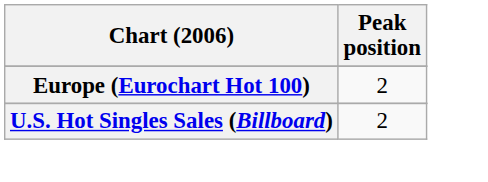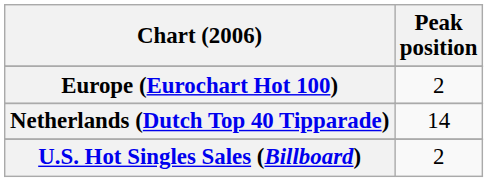+ row: (200, 120)
